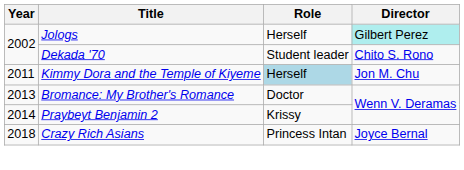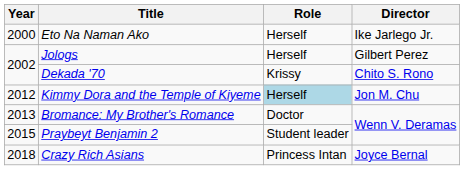+ row: (95, 34)
(391, 34) paleturquoise background -> (391, 54) no background
(308, 54) Student leader -> (284, 74) Krissy
(21, 74) 2011 -> (21, 94) 2012
(21, 114) 2014 -> (21, 134) 2015
(284, 114) Krissy -> (308, 134) Student leader
